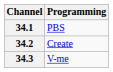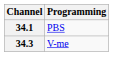- row: (25, 43)
